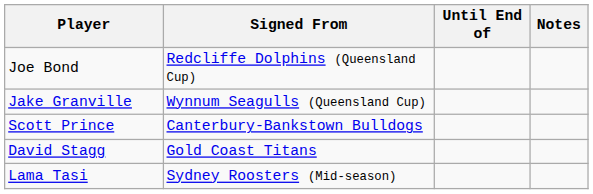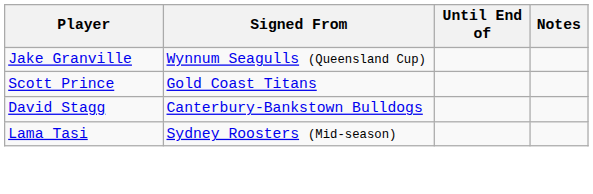- row: (44, 68)
(295, 126) Canterbury-Bankstown Bulldogs -> (242, 84) Gold Coast Titans
(242, 151) Gold Coast Titans -> (295, 109) Canterbury-Bankstown Bulldogs
